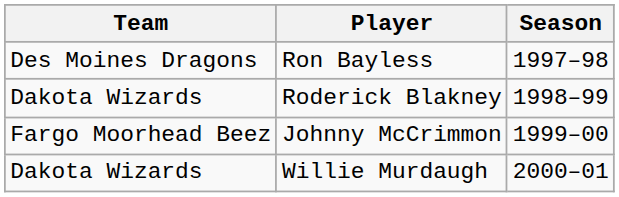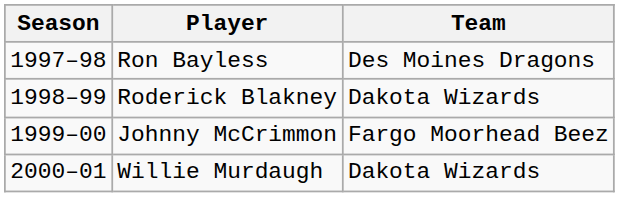columns swapped: (561, 24) <-> (141, 24)
